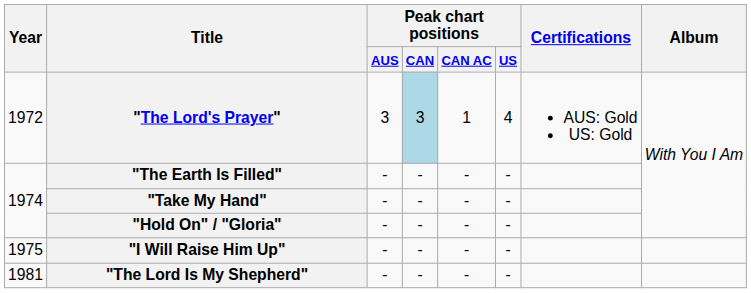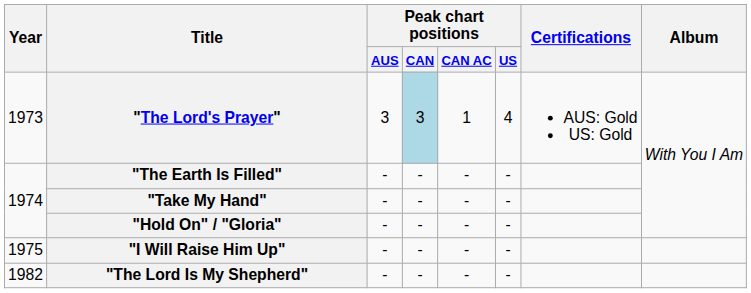(26, 117) 1972 -> (26, 117) 1973
(26, 275) 1981 -> (26, 275) 1982
